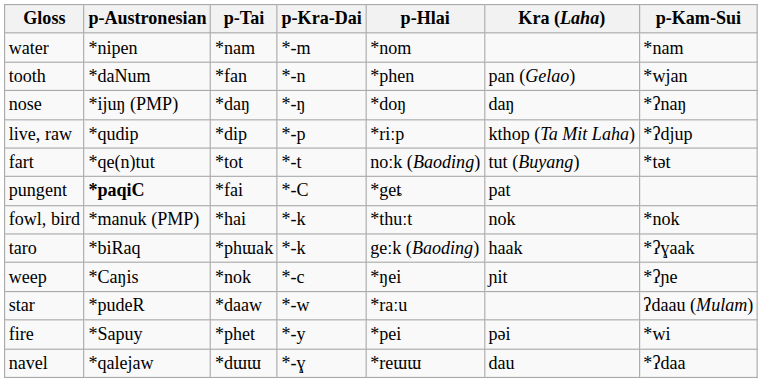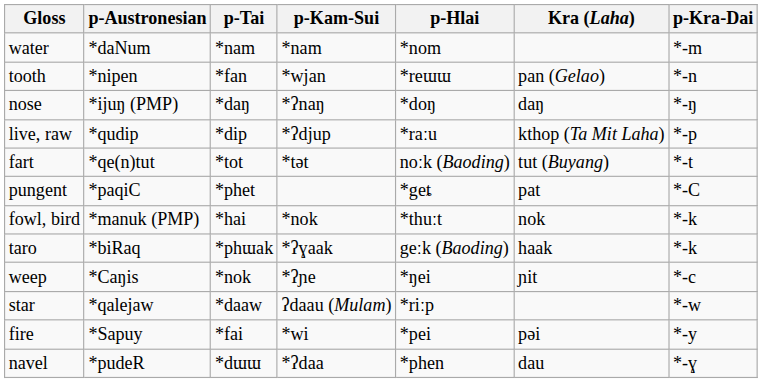columns swapped: (698, 18) <-> (322, 18)
(113, 47) *nipen -> (120, 47) *daNum
(120, 76) *daNum -> (113, 76) *nipen
(392, 76) *phen -> (425, 76) *reɯɯ
(387, 133) *riːp -> (418, 133) *raːu
(117, 190) bold -> (114, 190) normal
(229, 190) *fai -> (235, 190) *phet
(117, 305) *pudeR -> (121, 305) *qalejaw
(389, 305) *raːu -> (417, 305) *riːp
(235, 334) *phet -> (229, 334) *fai
(121, 362) *qalejaw -> (117, 362) *pudeR
(396, 362) *reɯɯ -> (422, 362) *phen
